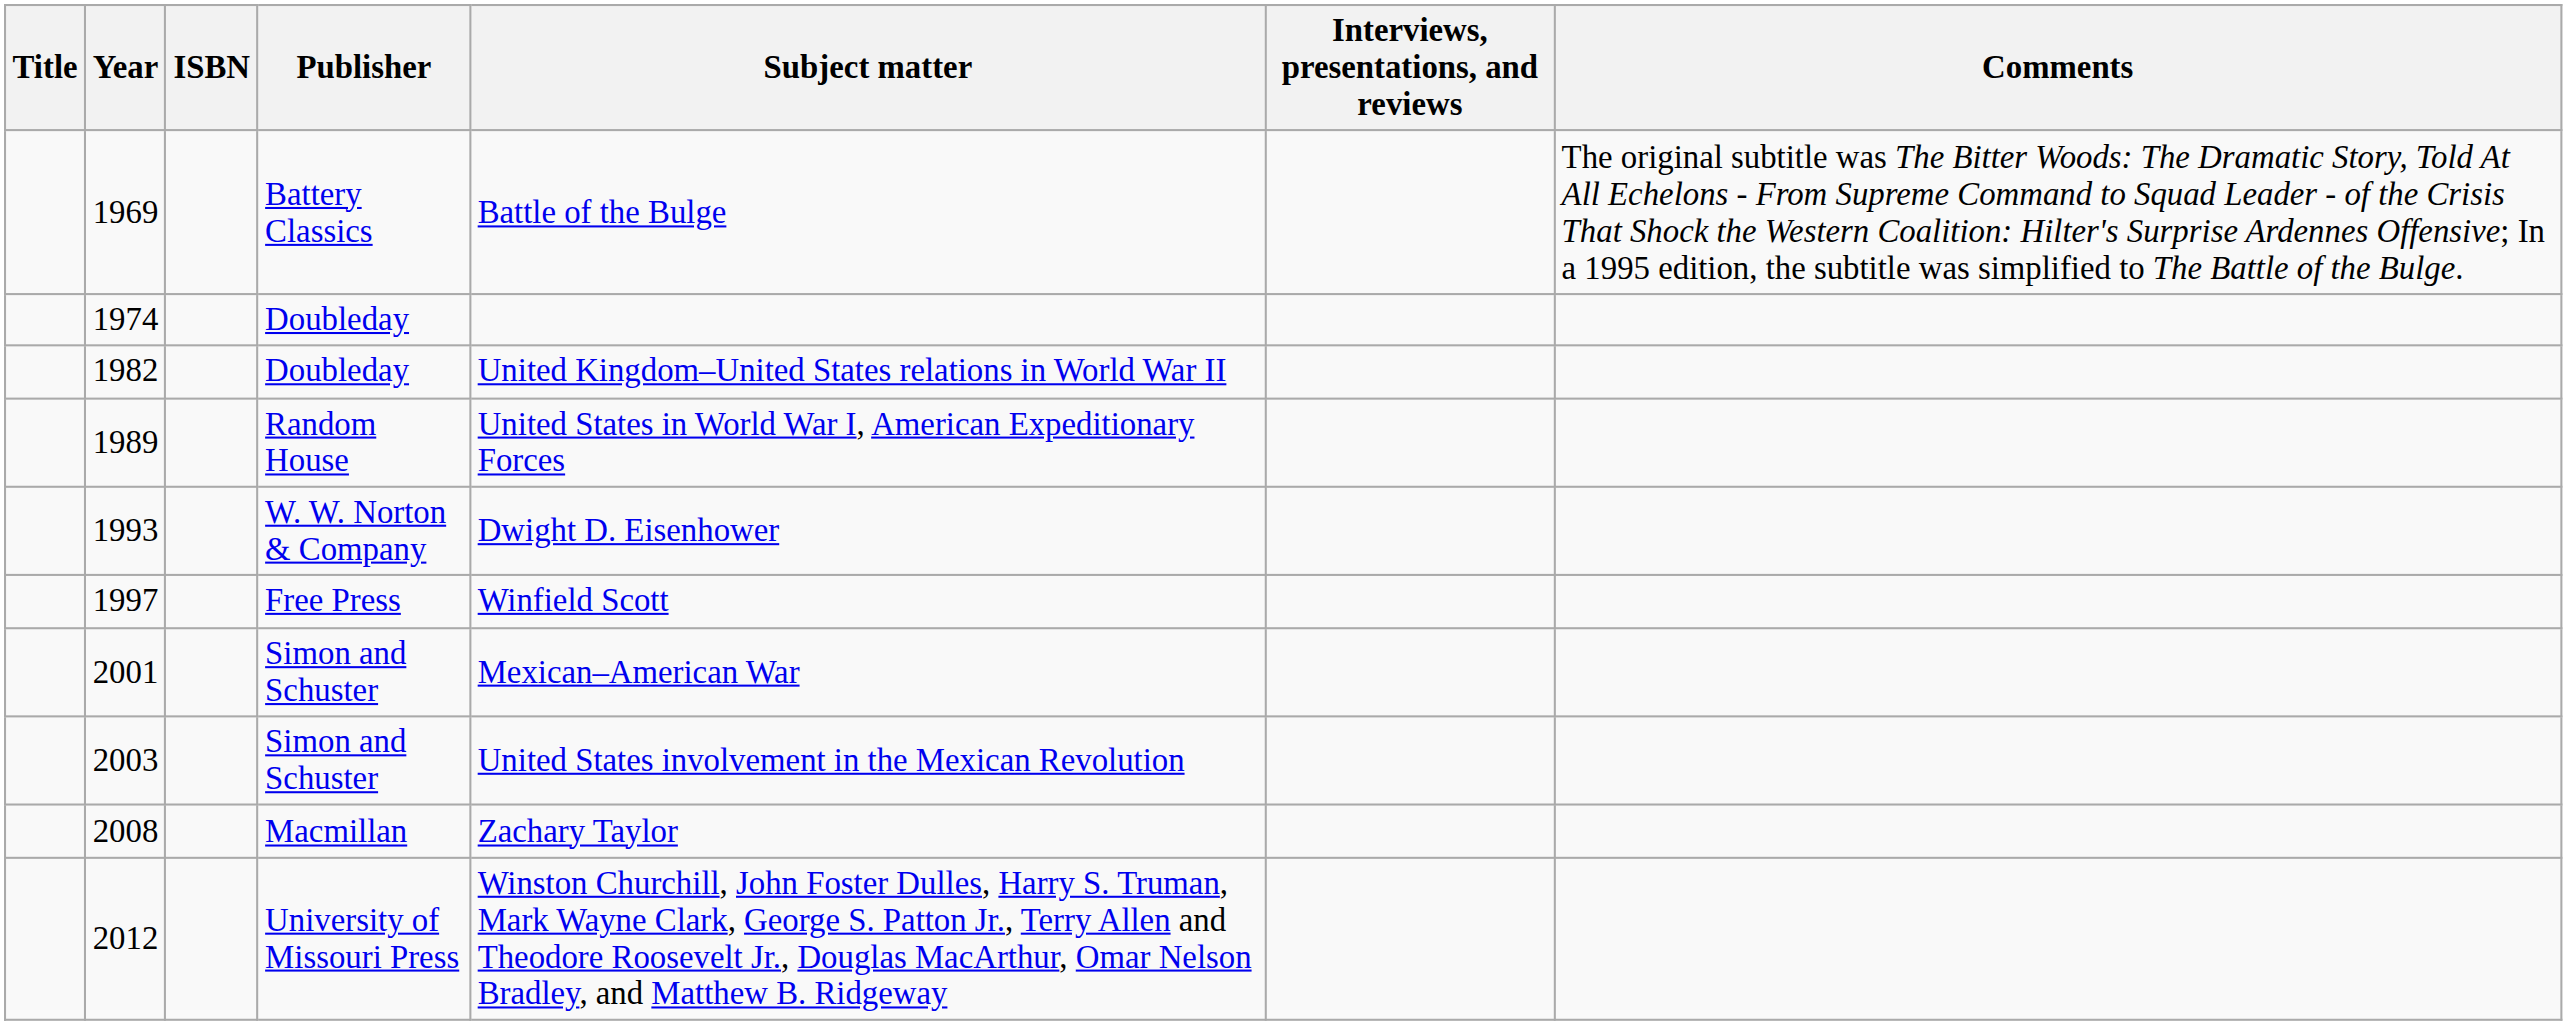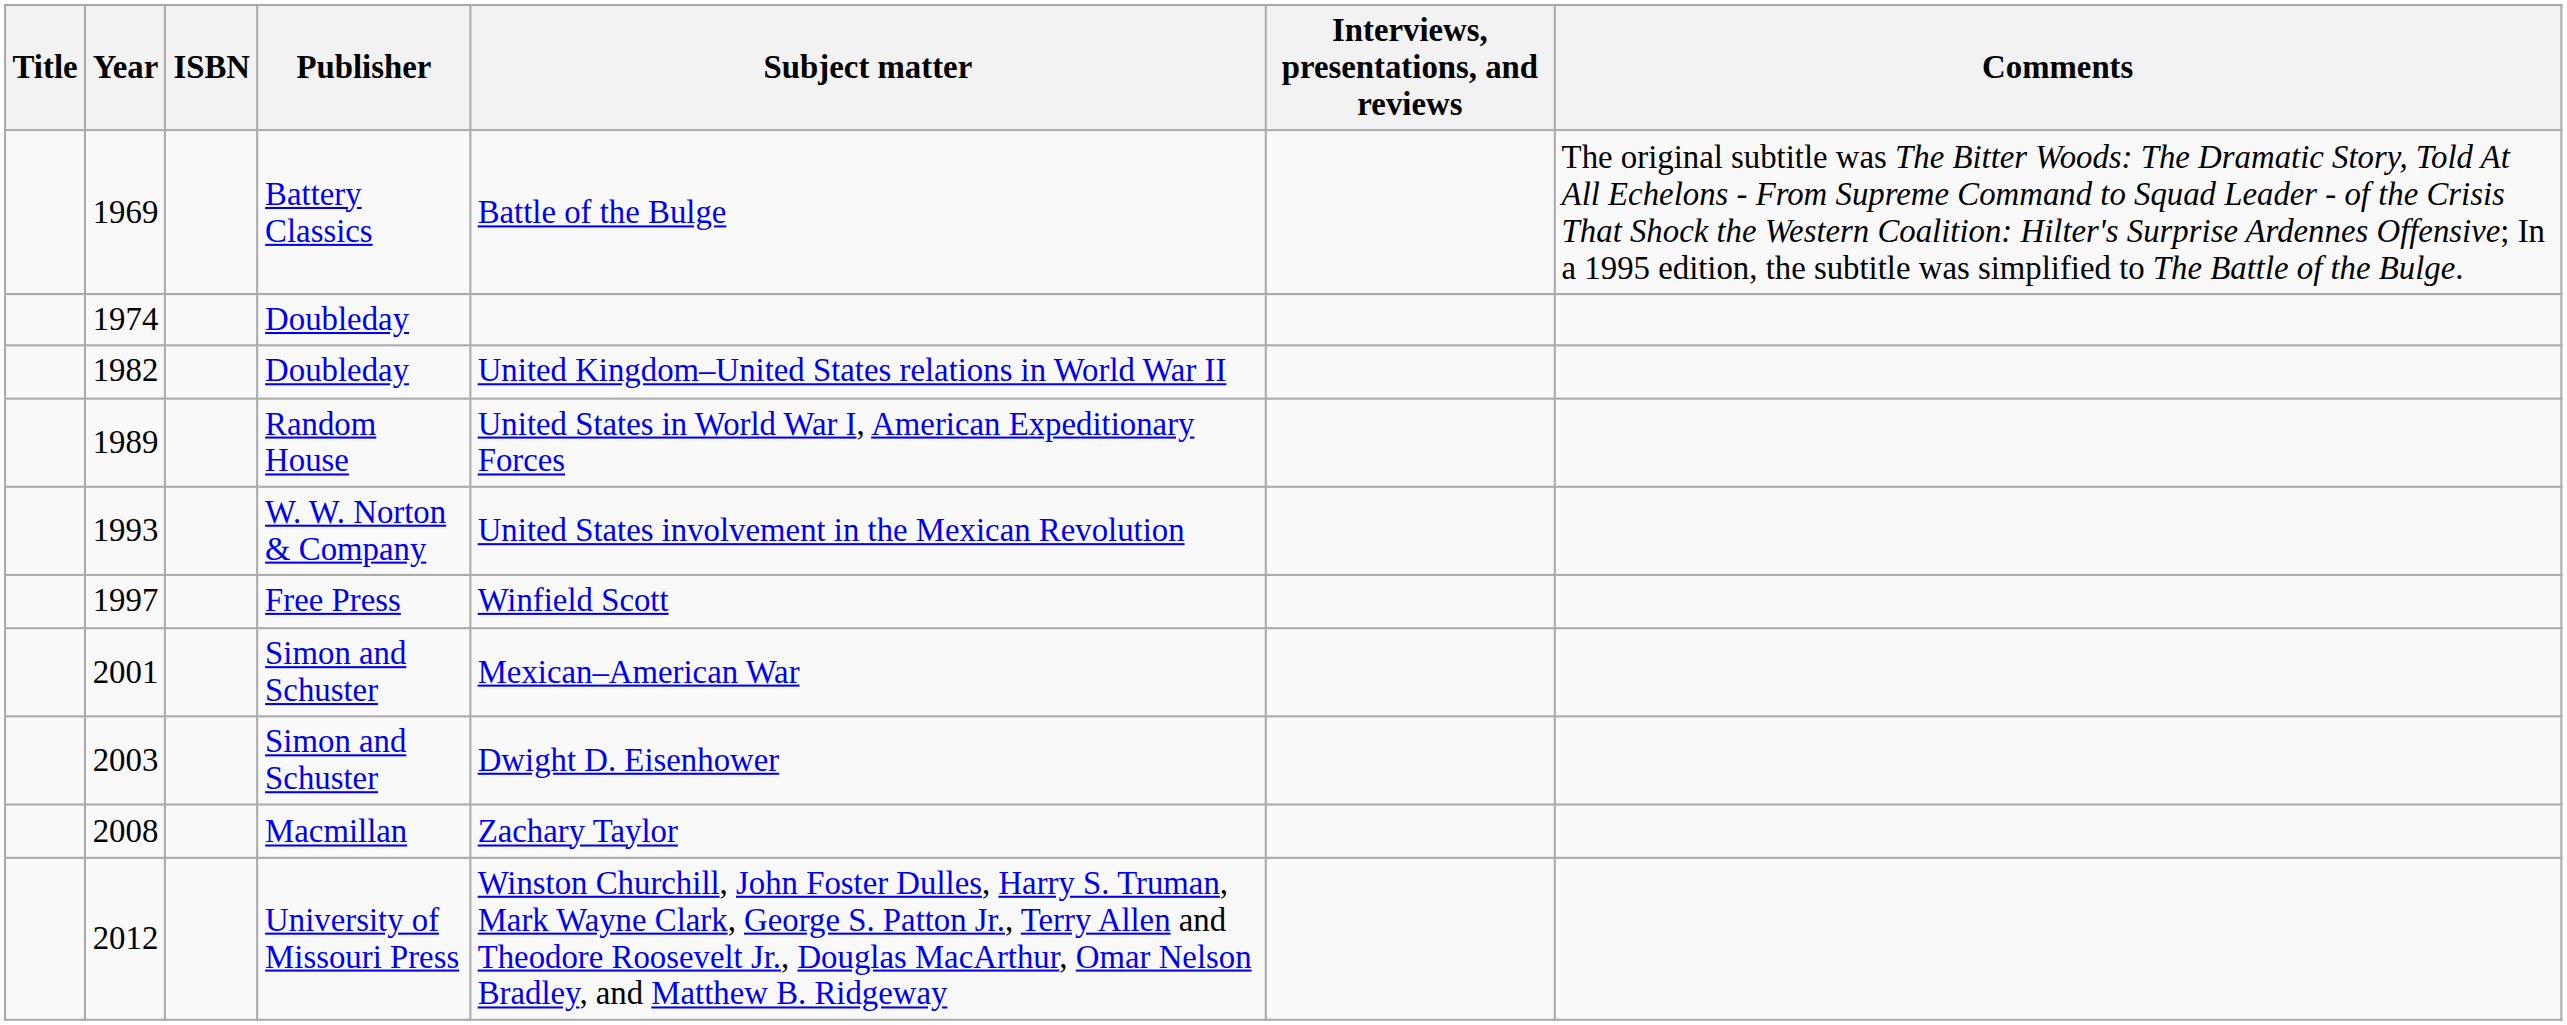(628, 530) Dwight D. Eisenhower -> (831, 530) United States involvement in the Mexican Revolution
(831, 760) United States involvement in the Mexican Revolution -> (628, 760) Dwight D. Eisenhower
